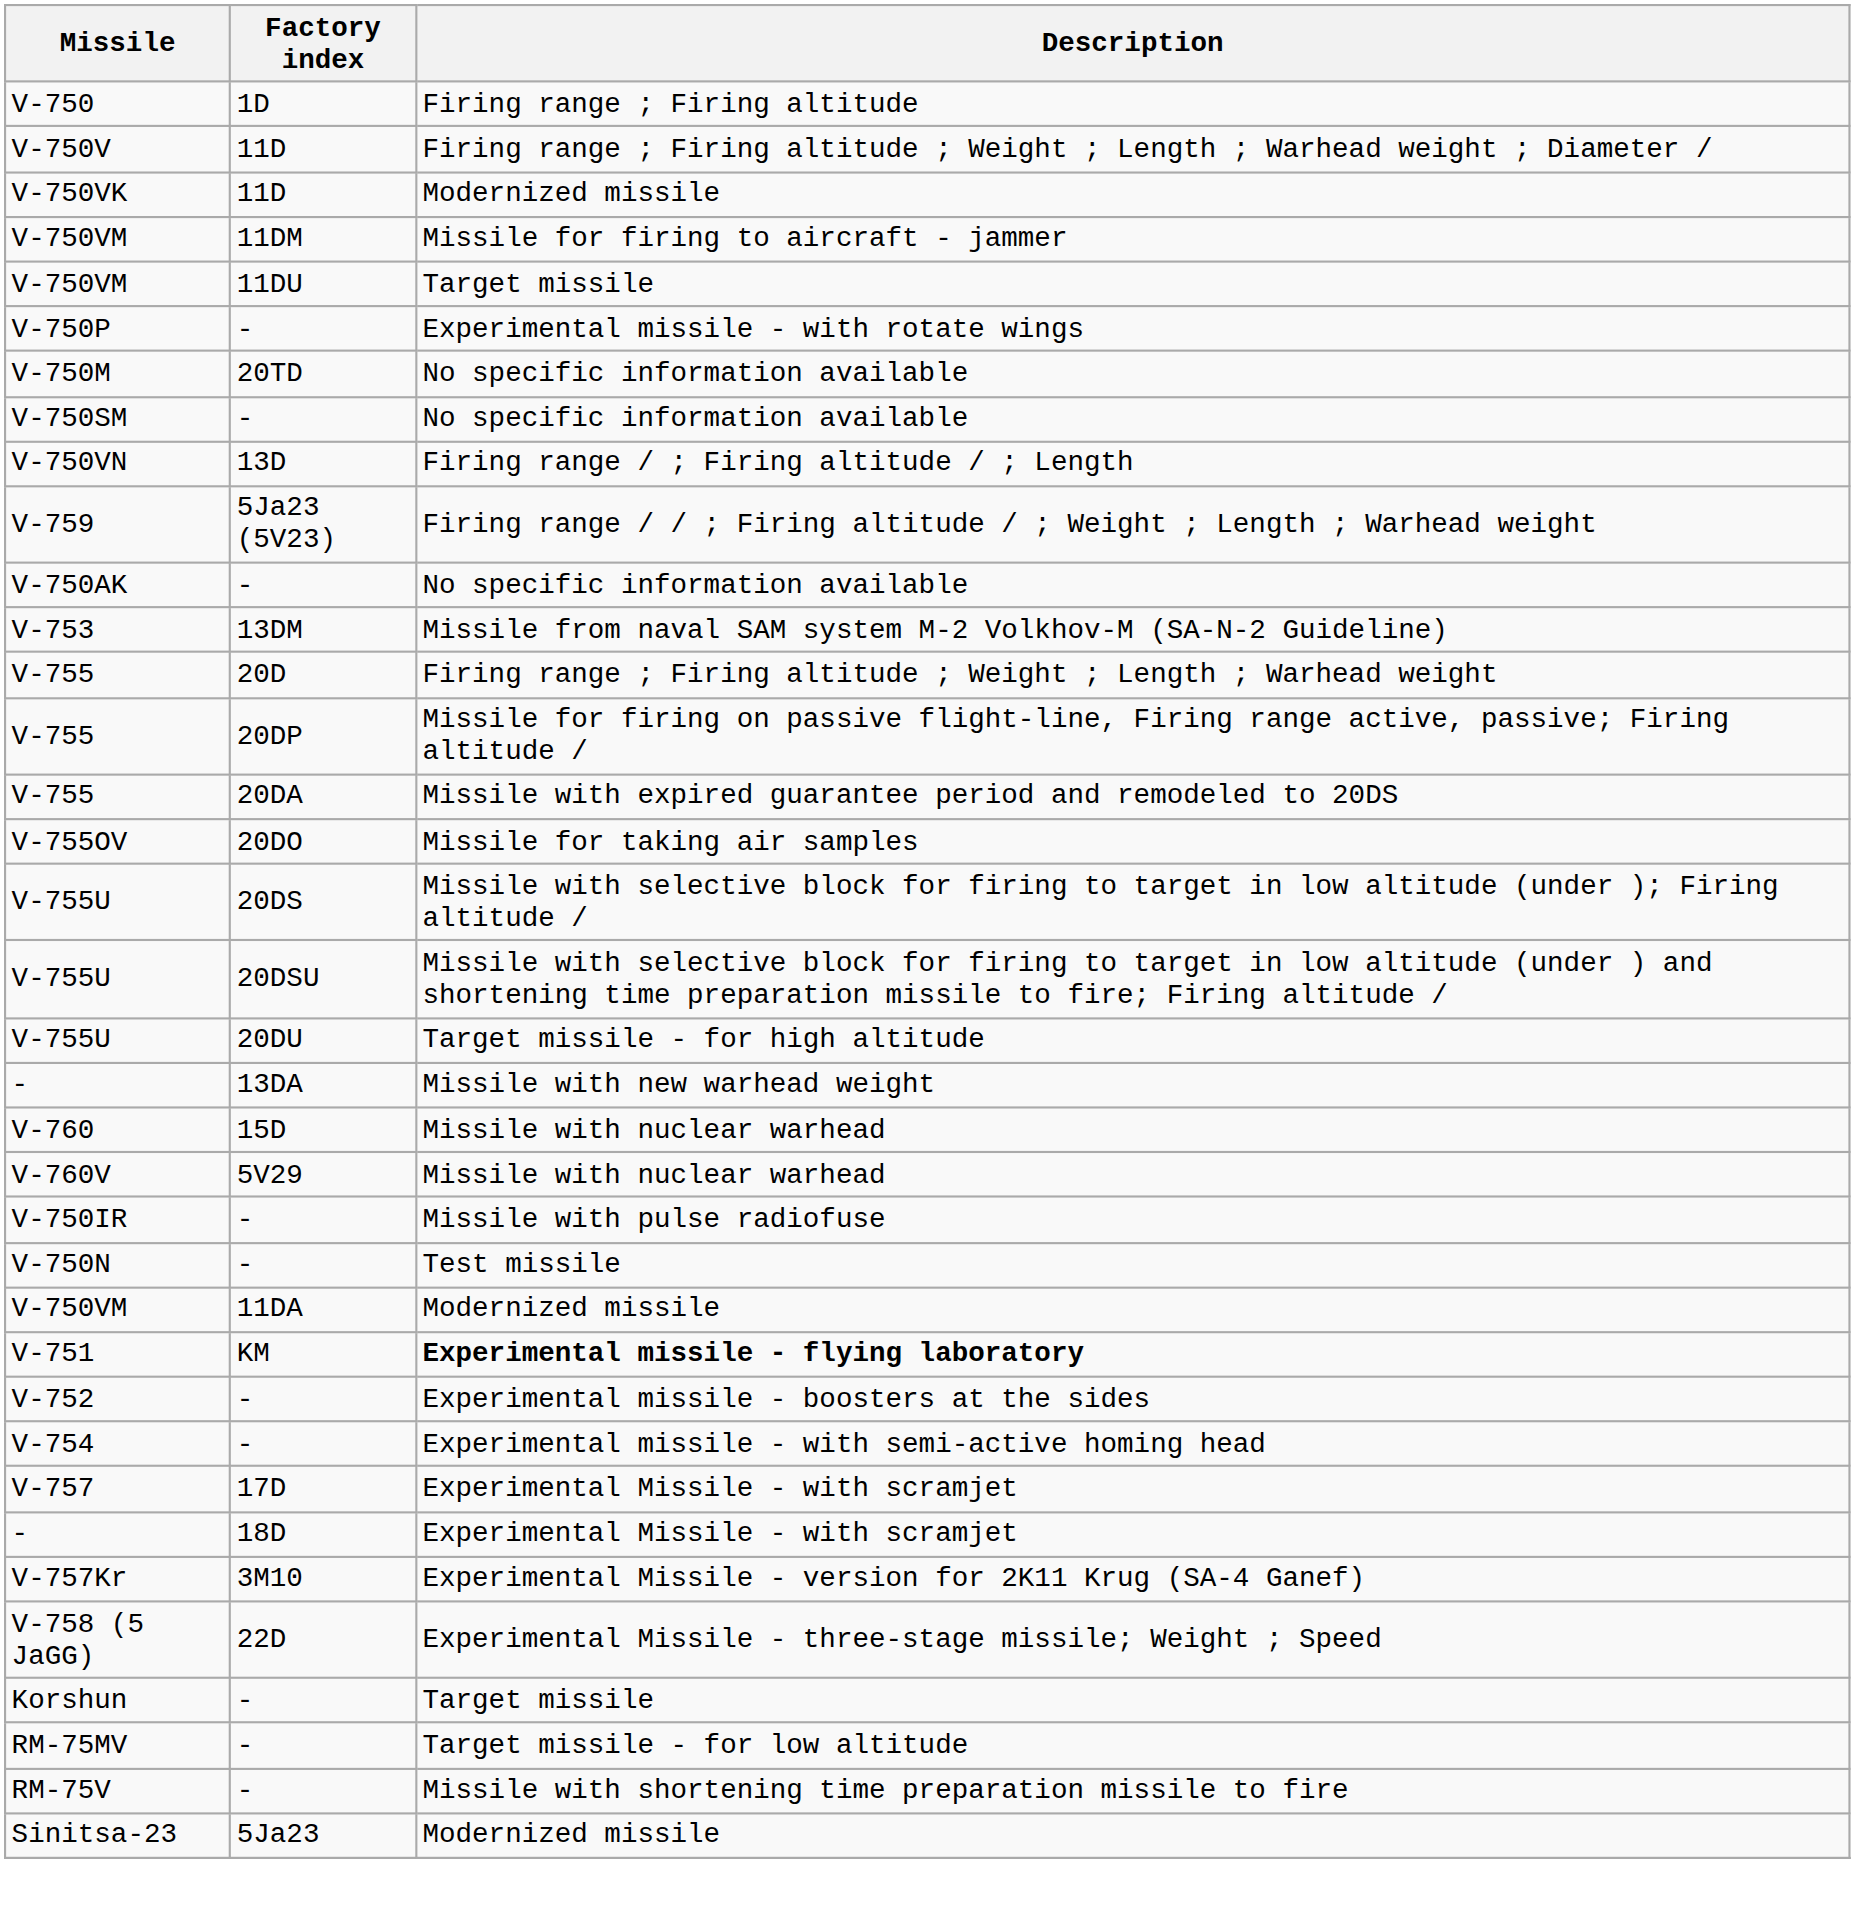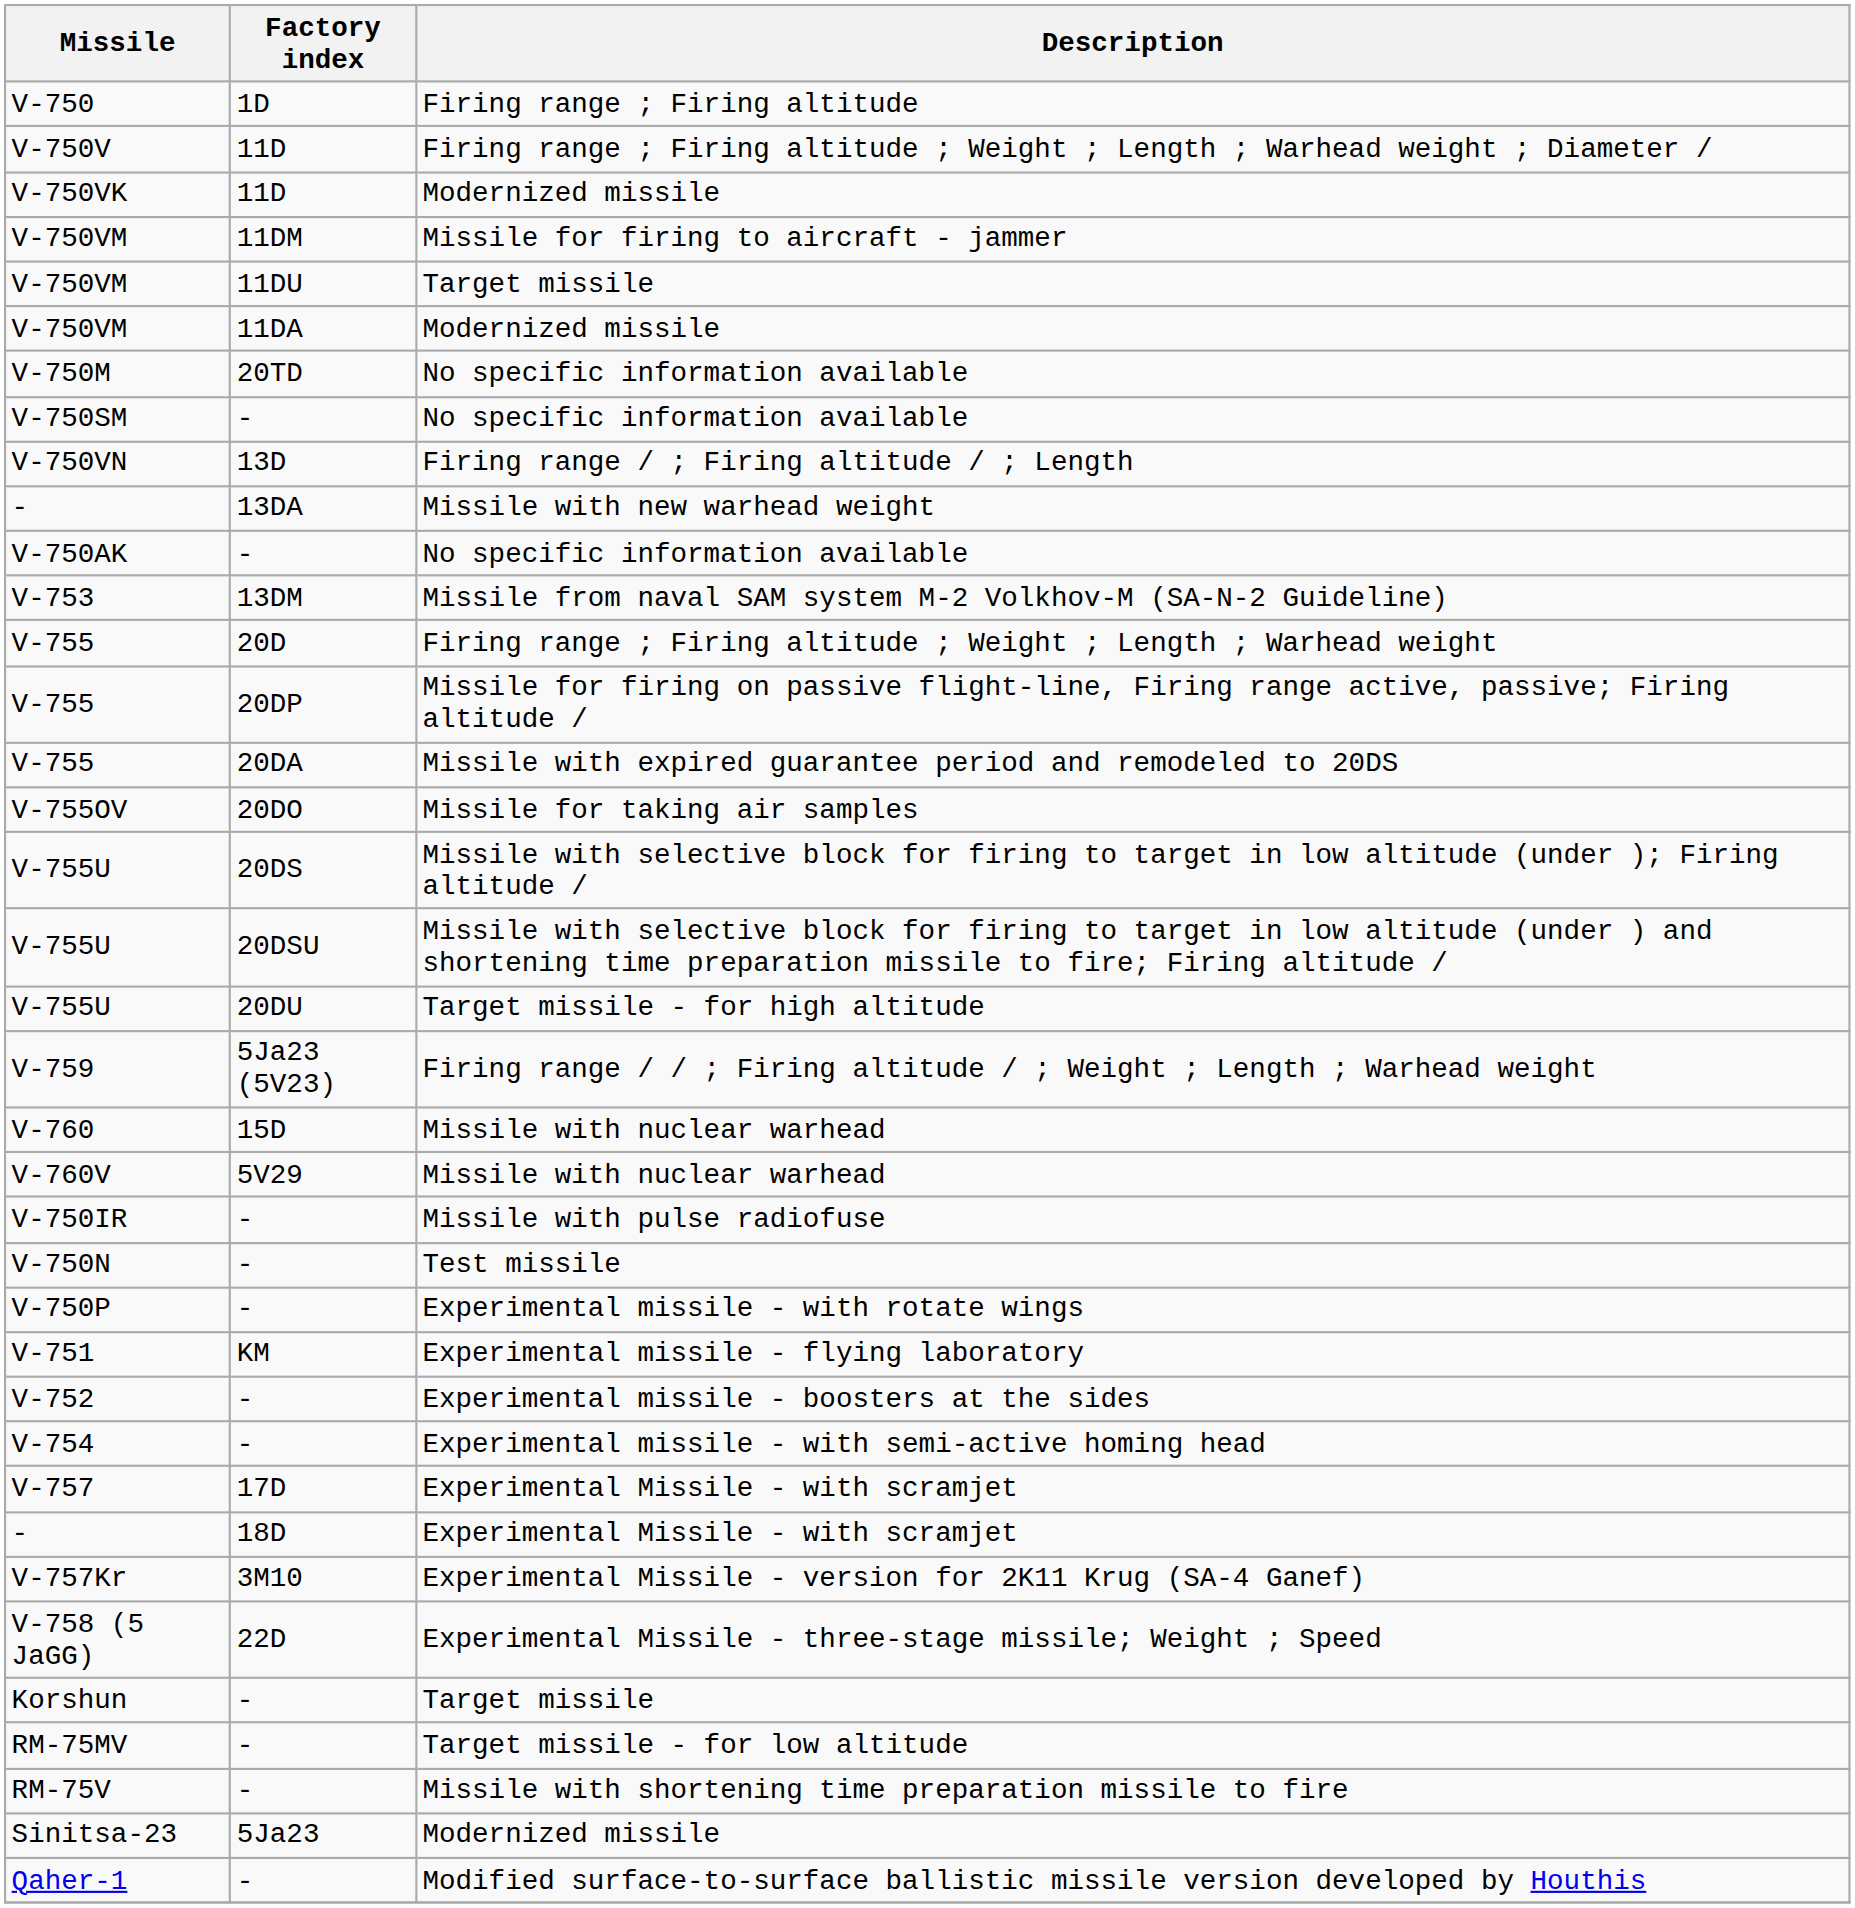rows swapped: (70, 1309) <-> (61, 329)
rows swapped: (20, 1085) <-> (53, 524)
(753, 1354) bold -> (753, 1354) normal
+ row: (70, 1880)
